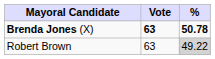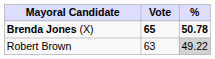(150, 29) 63 -> (150, 29) 65
